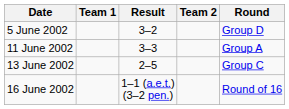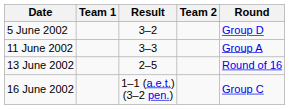(243, 65) Group C -> (252, 65) Round of 16
(252, 89) Round of 16 -> (243, 89) Group C
